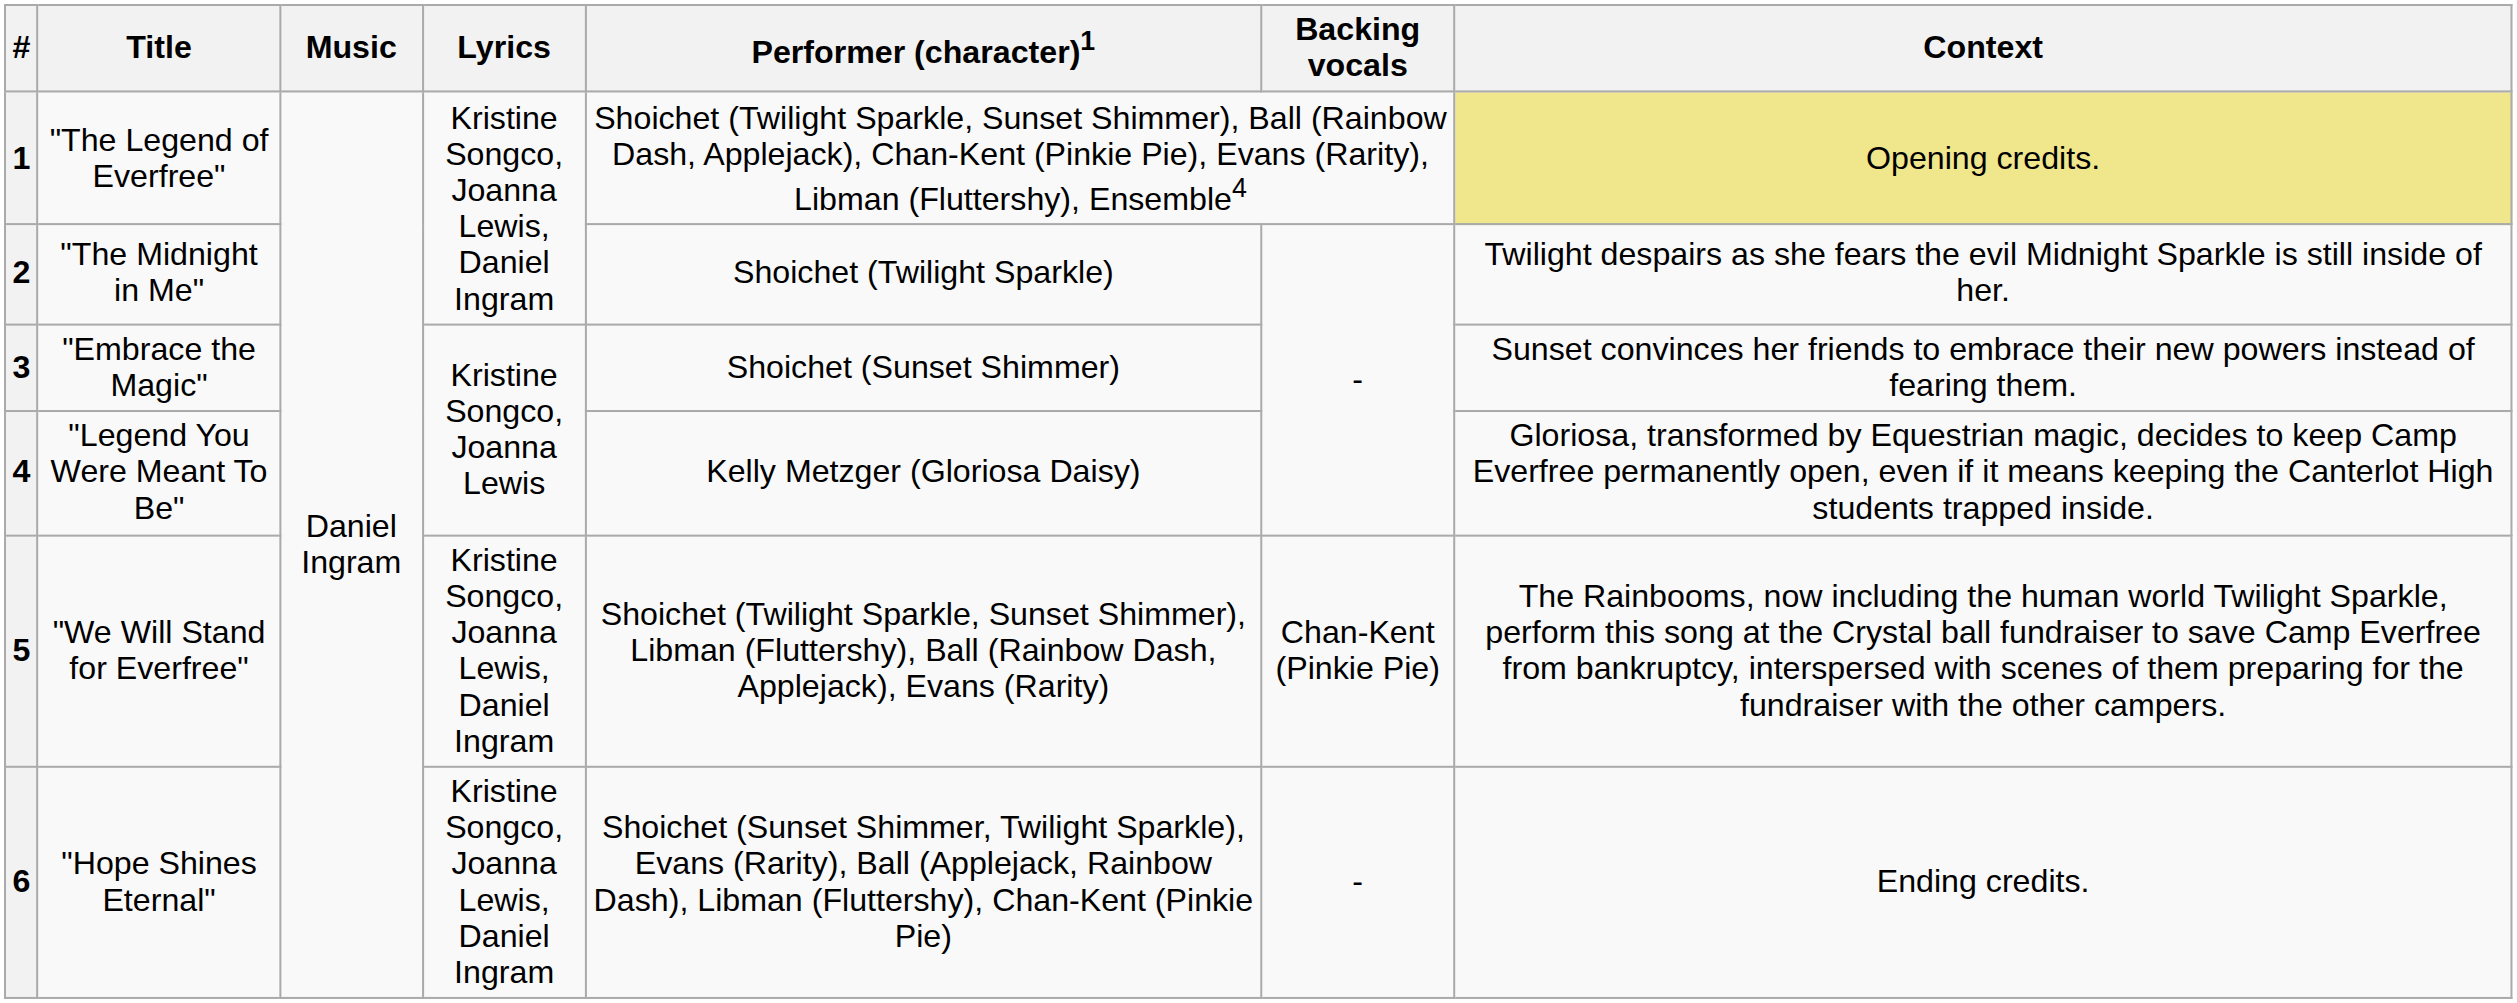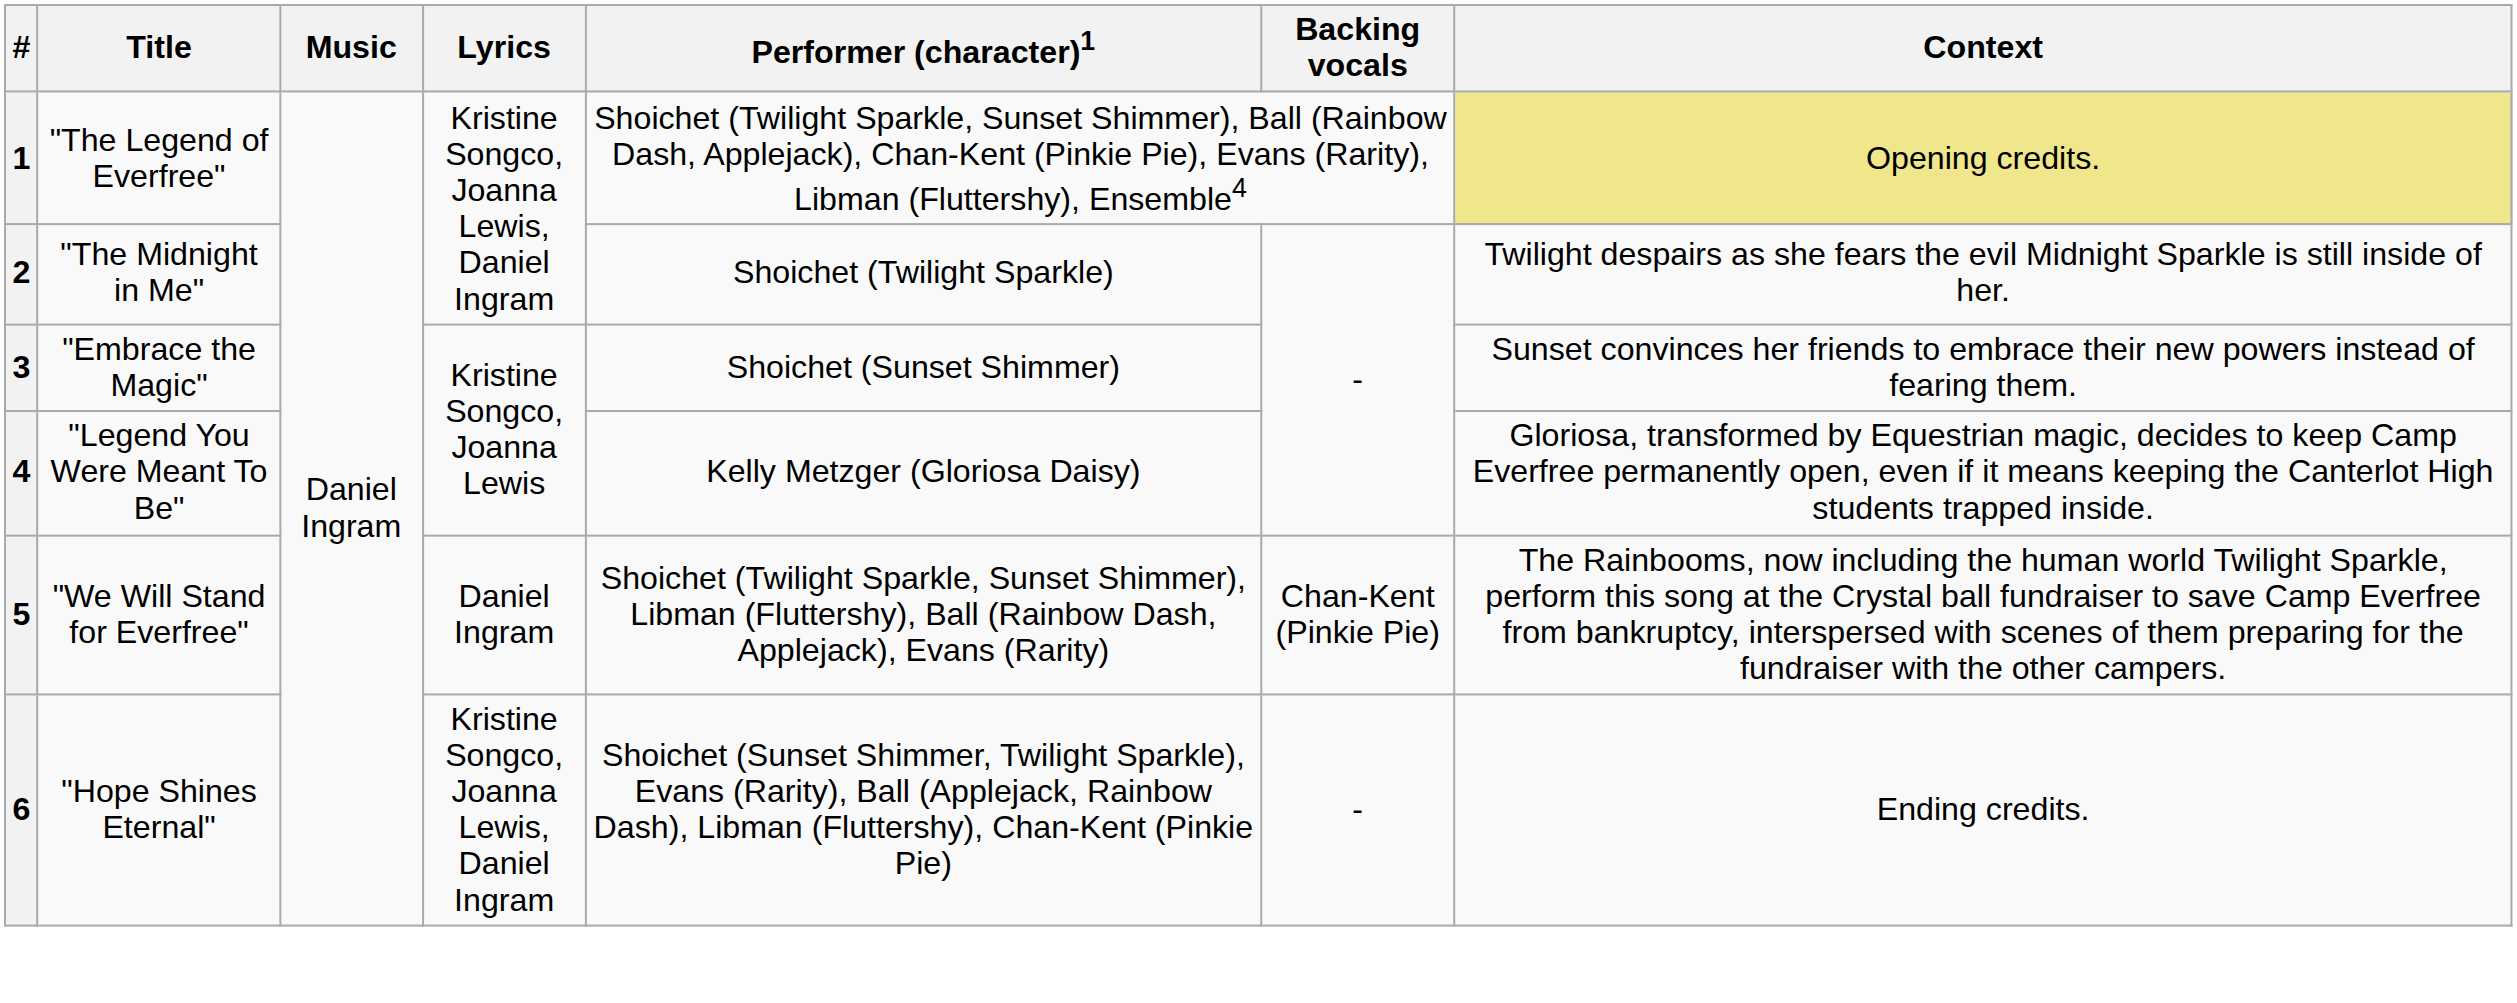(504, 650) Kristine Songco, Joanna Lewis, Daniel Ingram -> (504, 613) Daniel Ingram
